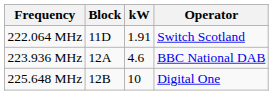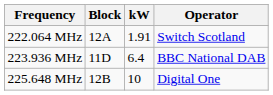(100, 36) 11D -> (100, 36) 12A
(100, 57) 12A -> (100, 57) 11D
(136, 57) 4.6 -> (136, 57) 6.4
